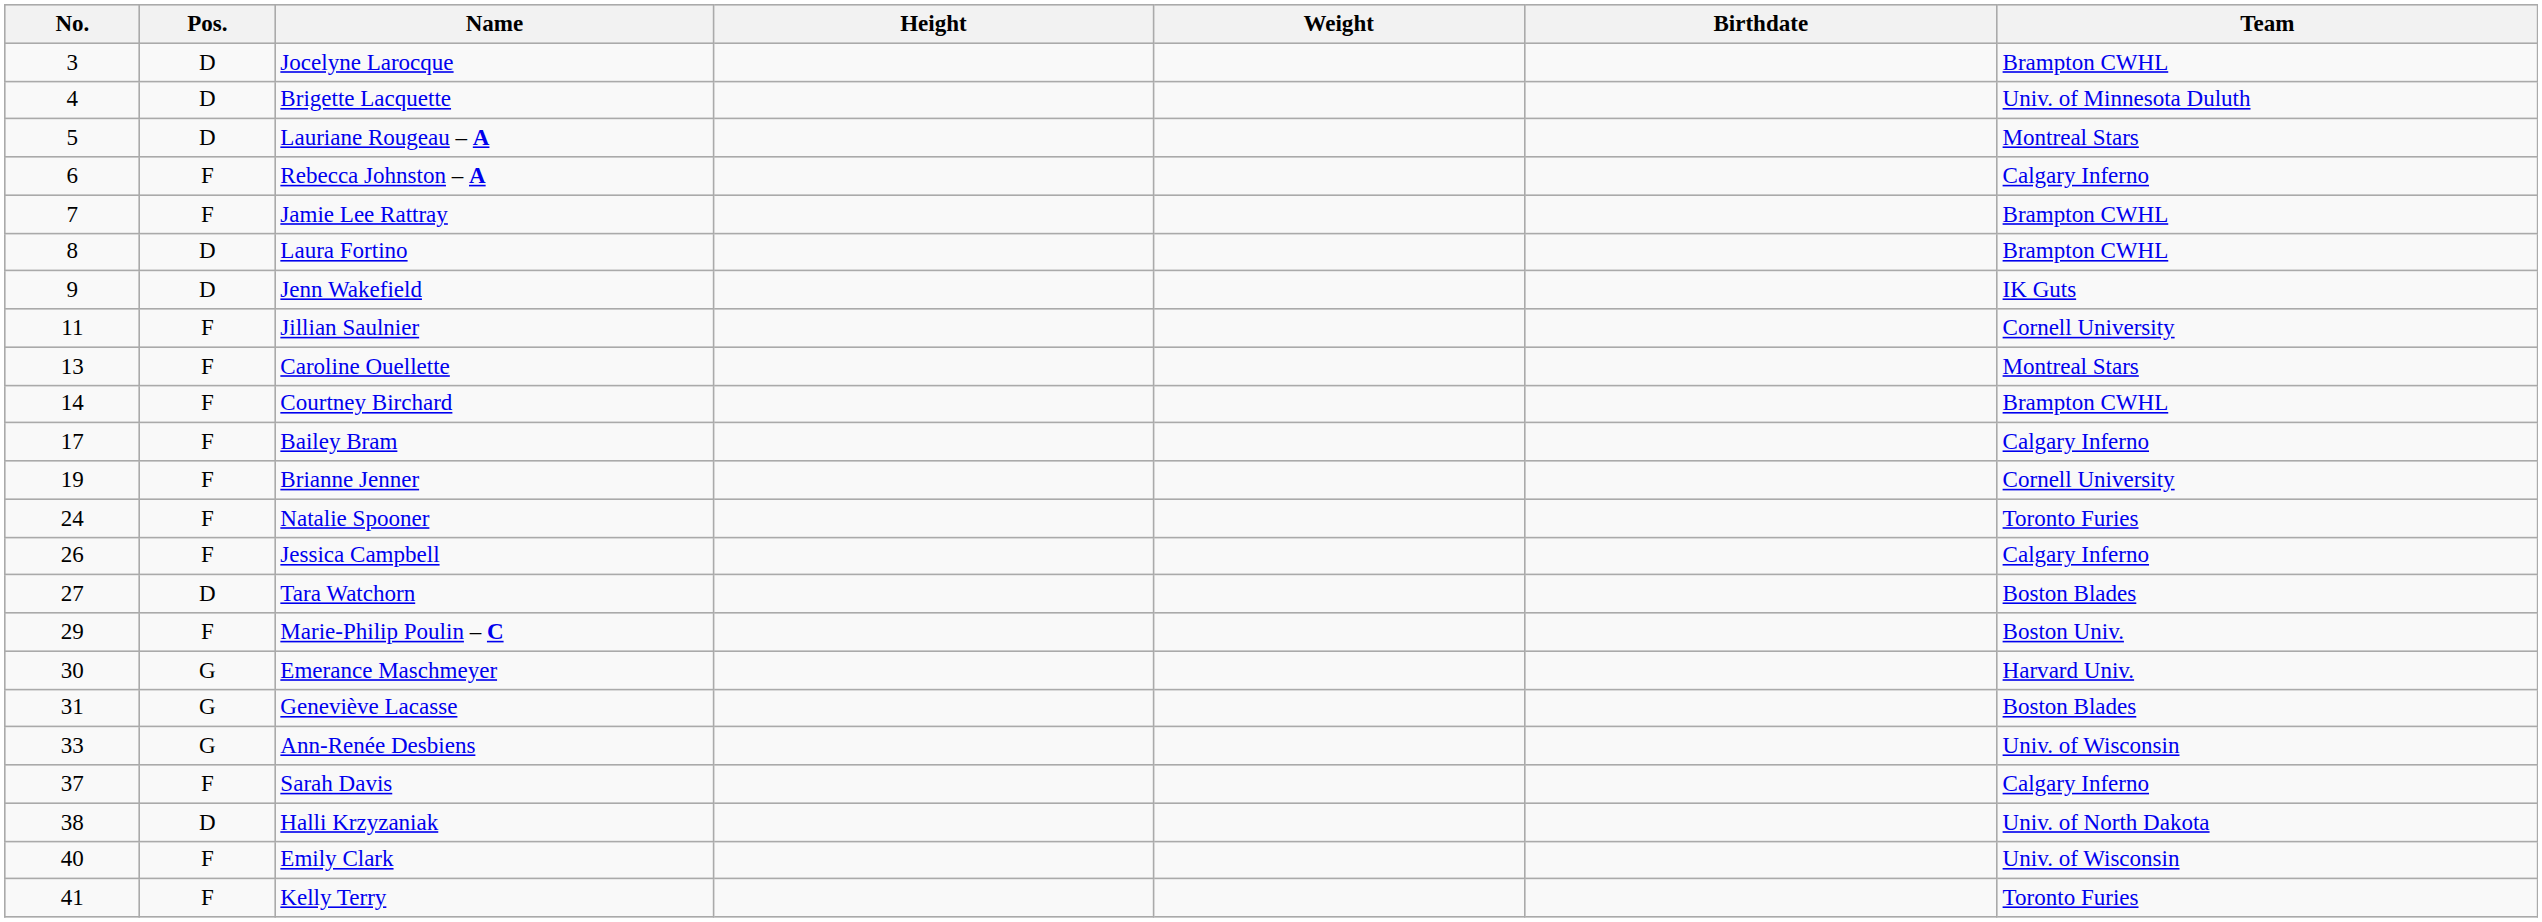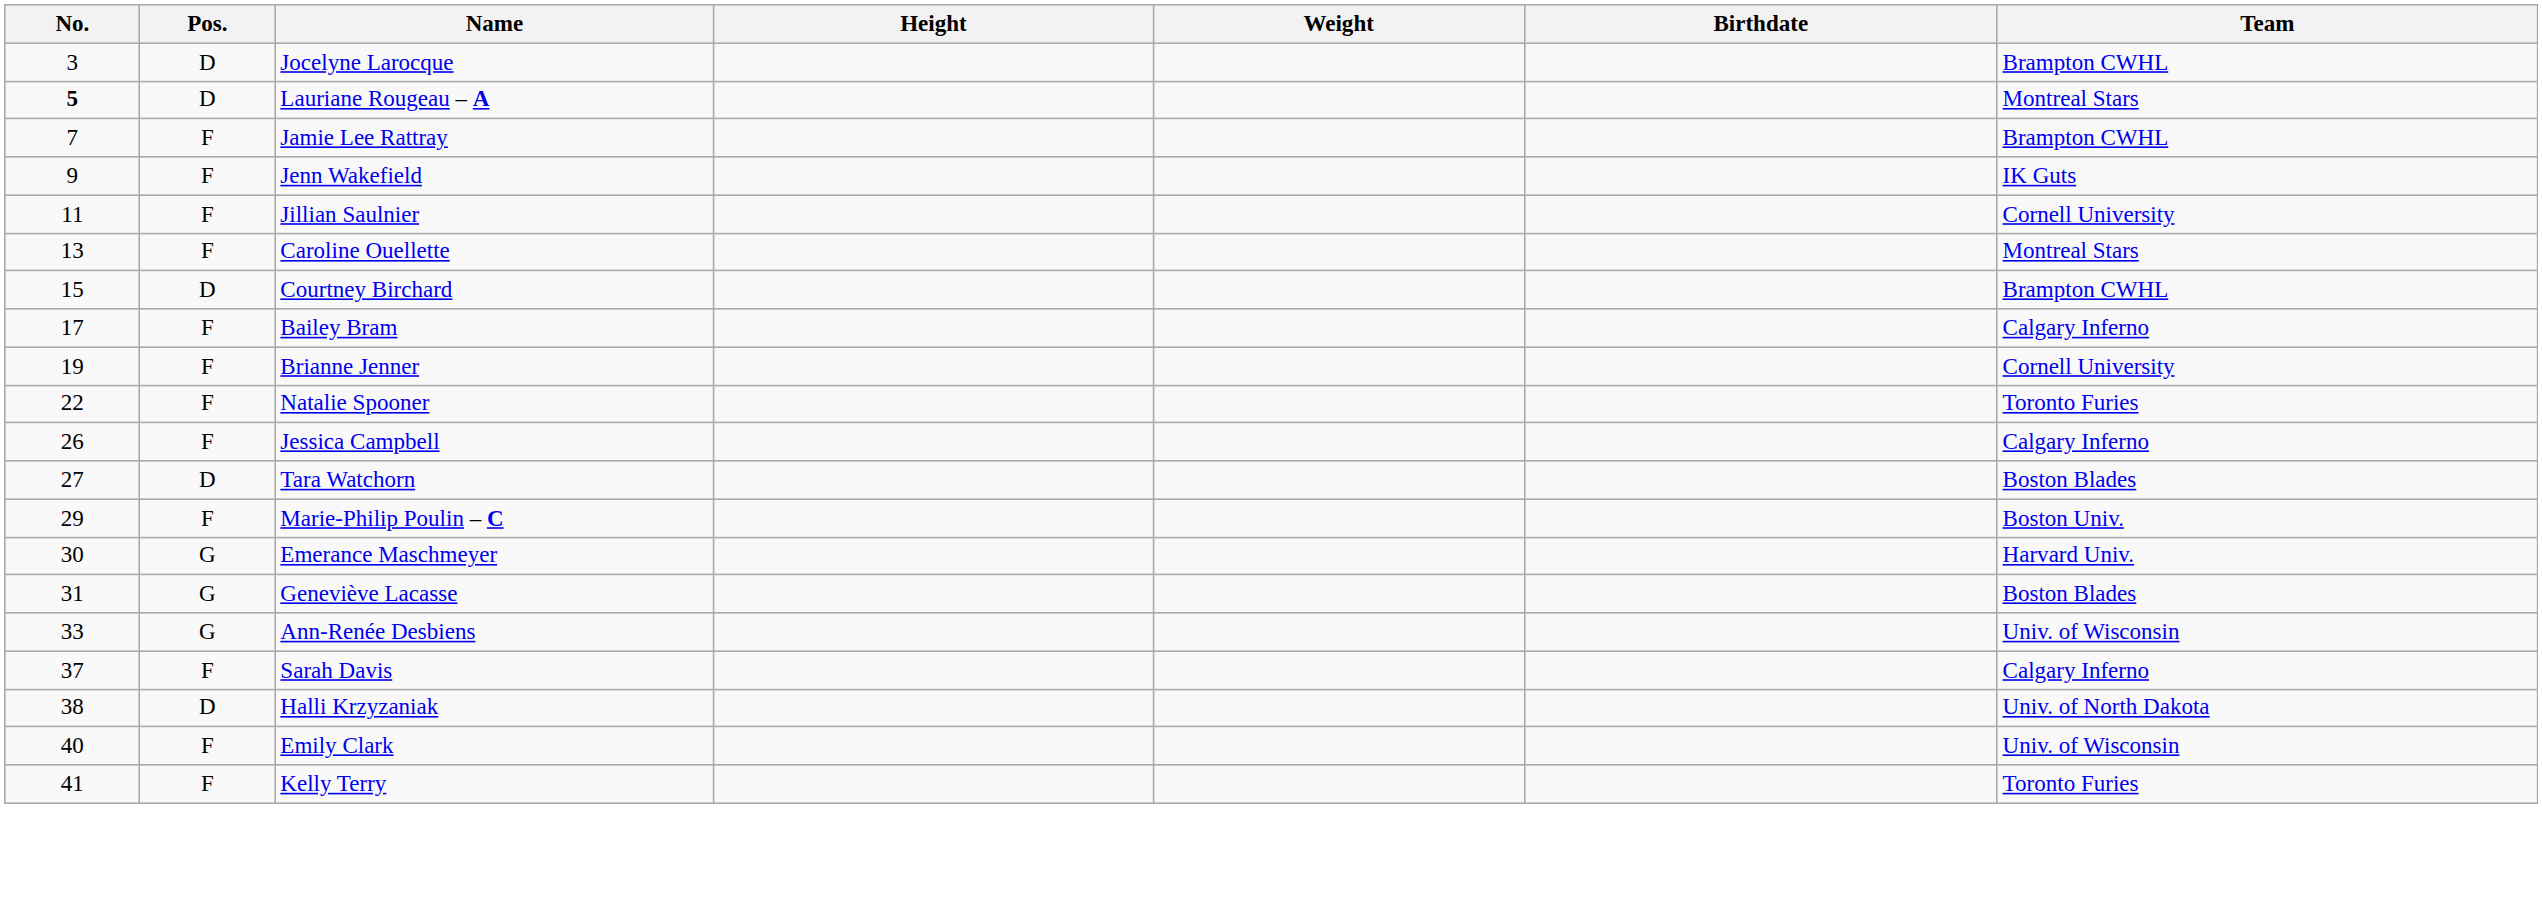- row: (366, 99)
(72, 137) normal -> (72, 99) bold
- row: (383, 175)
- row: (344, 251)
(207, 289) D -> (207, 175) F
(72, 403) 14 -> (72, 289) 15
(207, 403) F -> (207, 289) D
(72, 517) 24 -> (72, 403) 22
